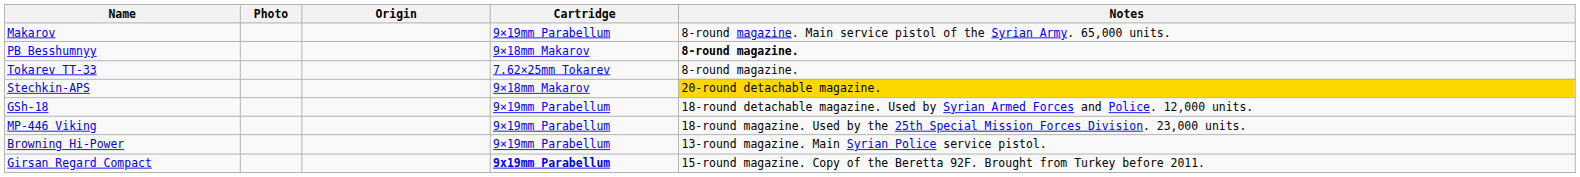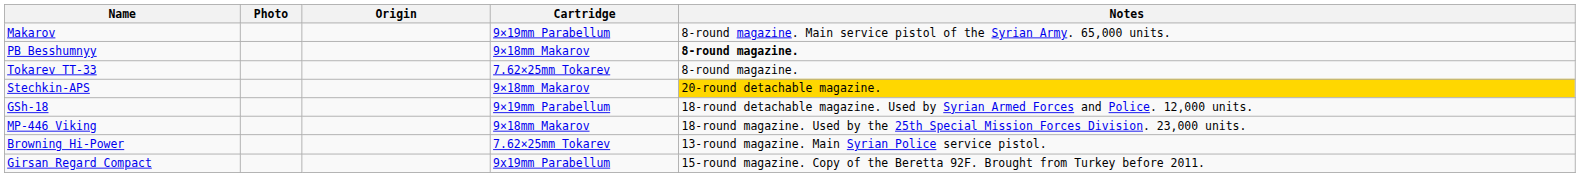(552, 126) 9×19mm Parabellum -> (541, 126) 9×18mm Makarov
(552, 144) 9×19mm Parabellum -> (552, 144) 7.62×25mm Tokarev
(552, 163) bold -> (552, 163) normal
